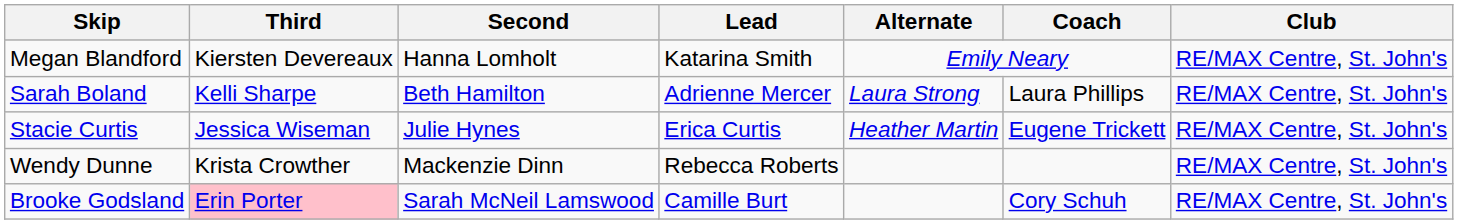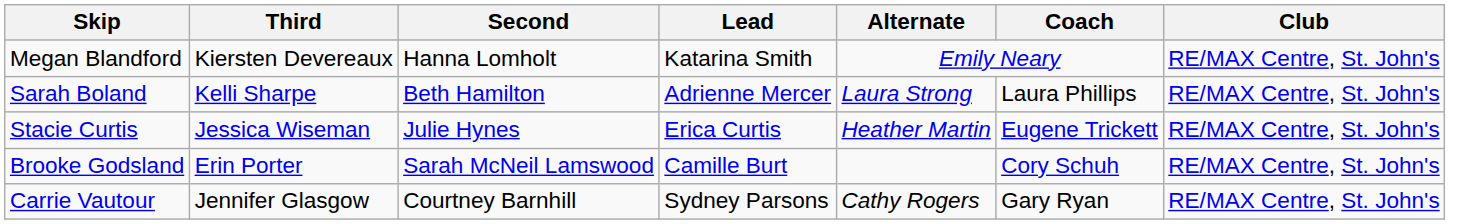- row: (81, 165)
(249, 201) pink background -> (249, 165) no background
+ row: (82, 201)
